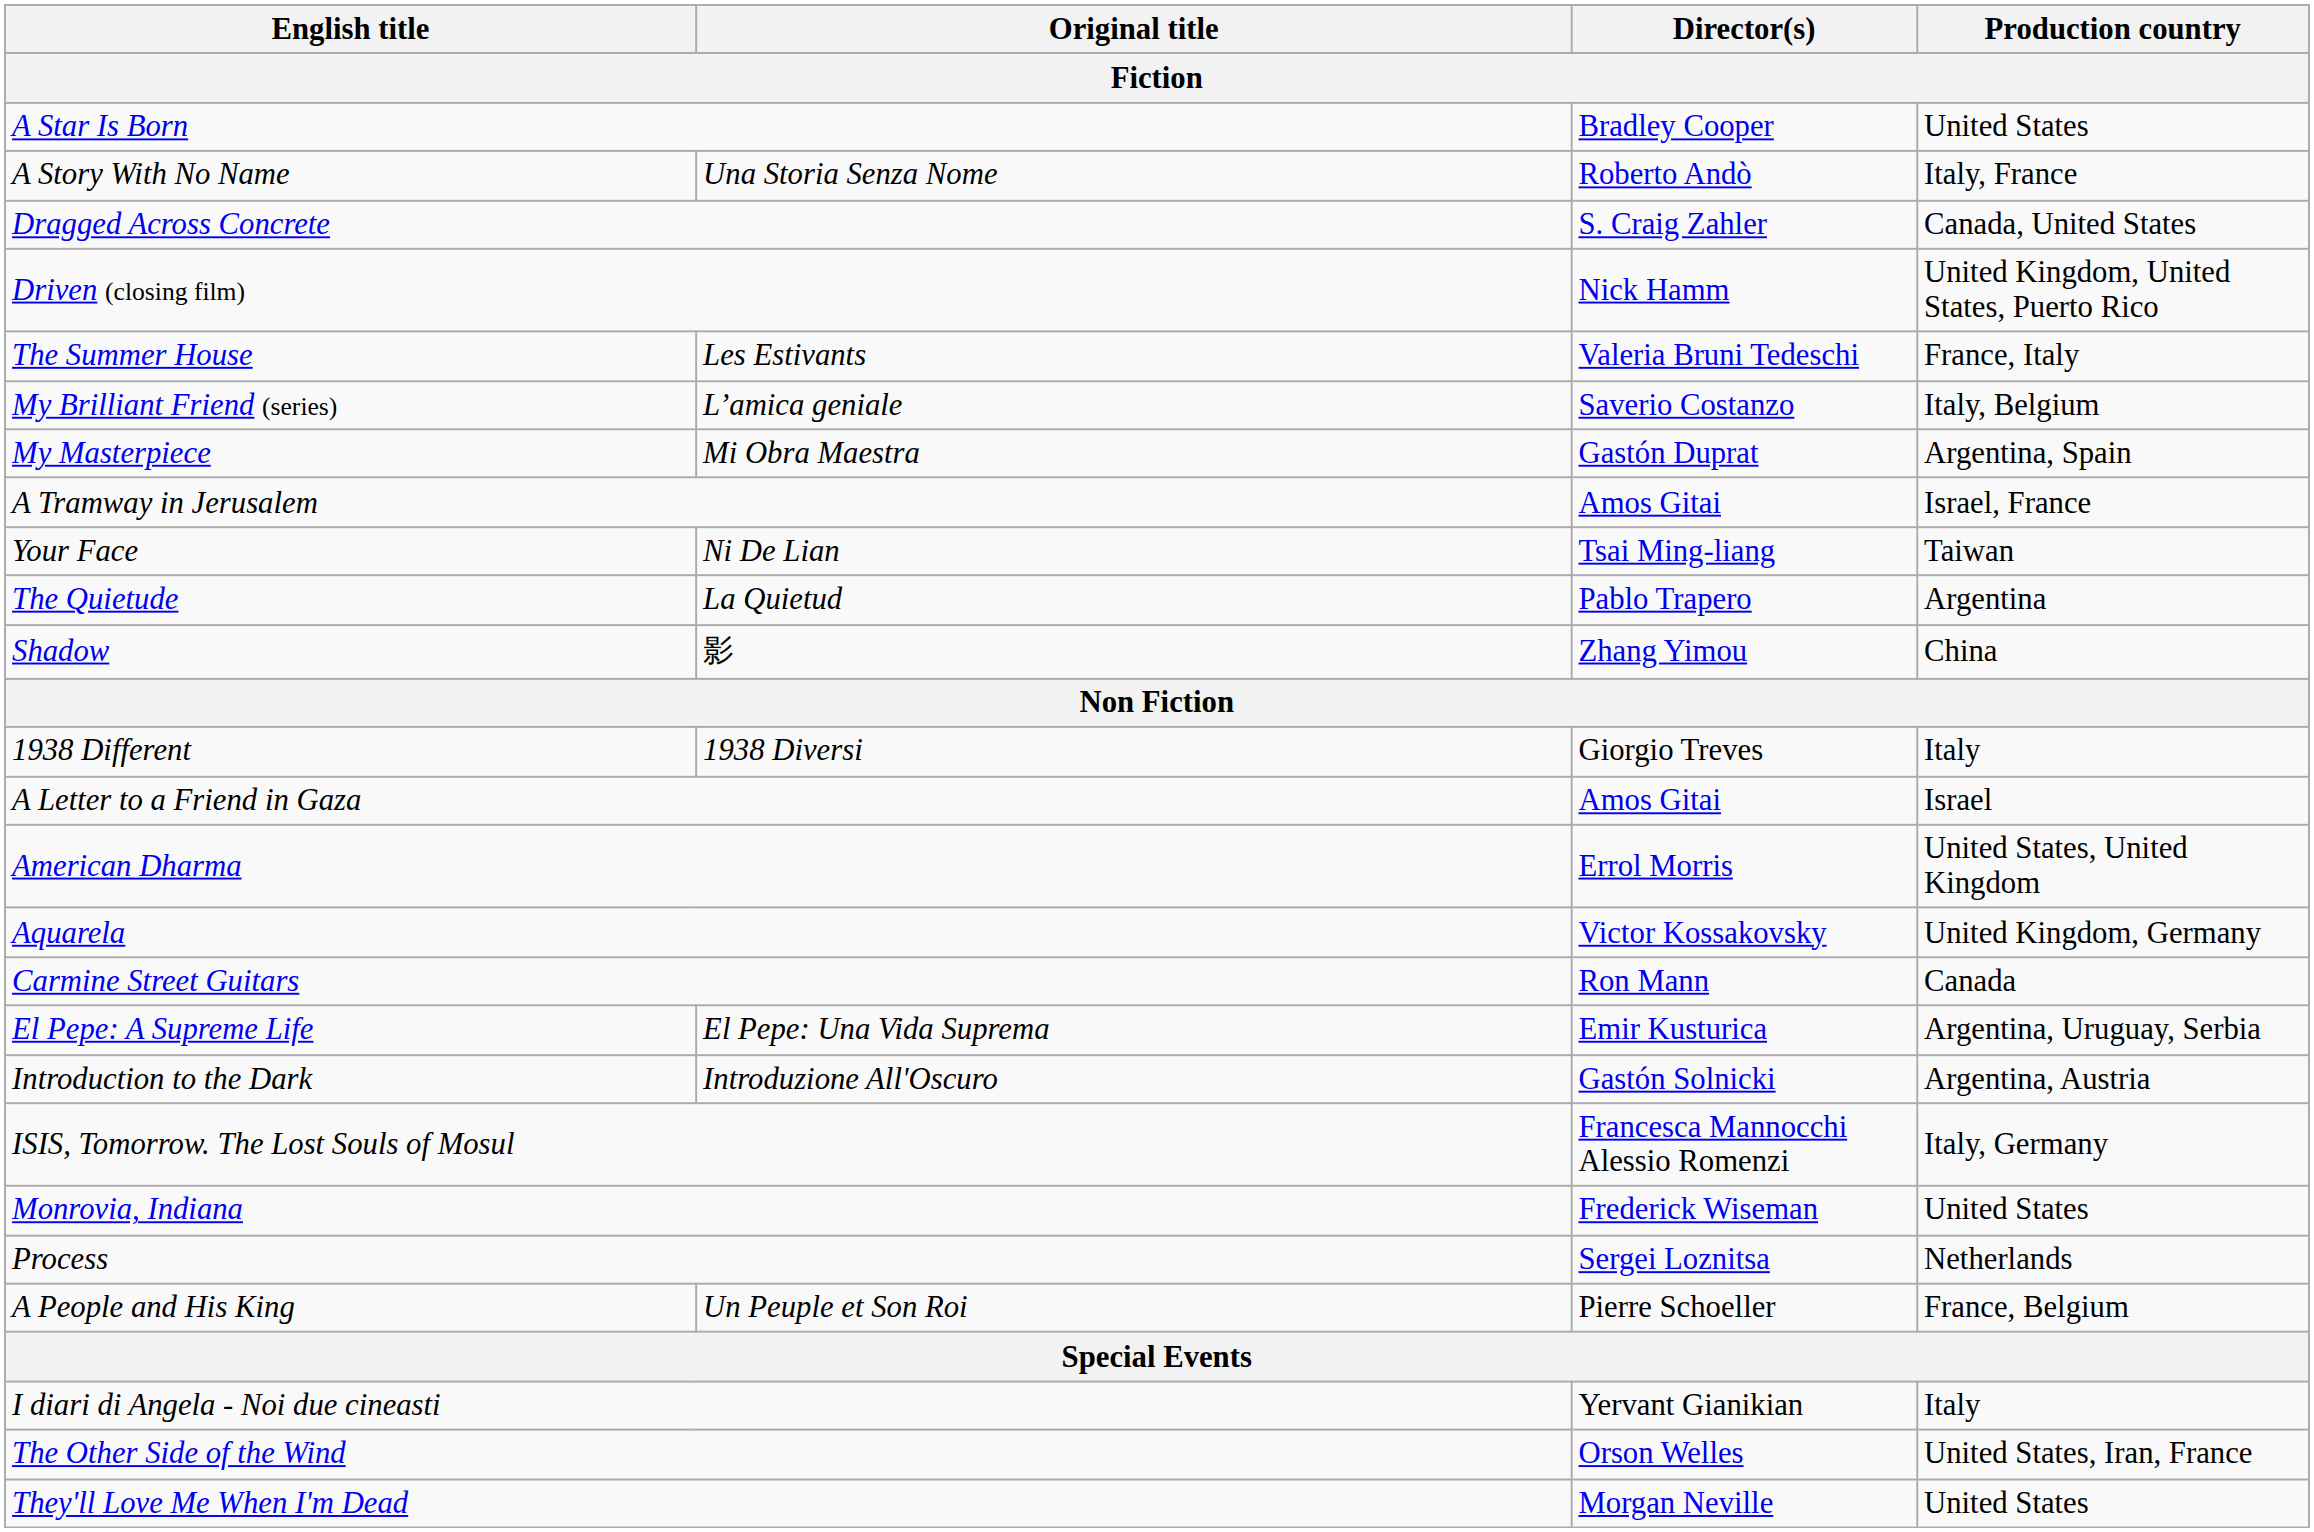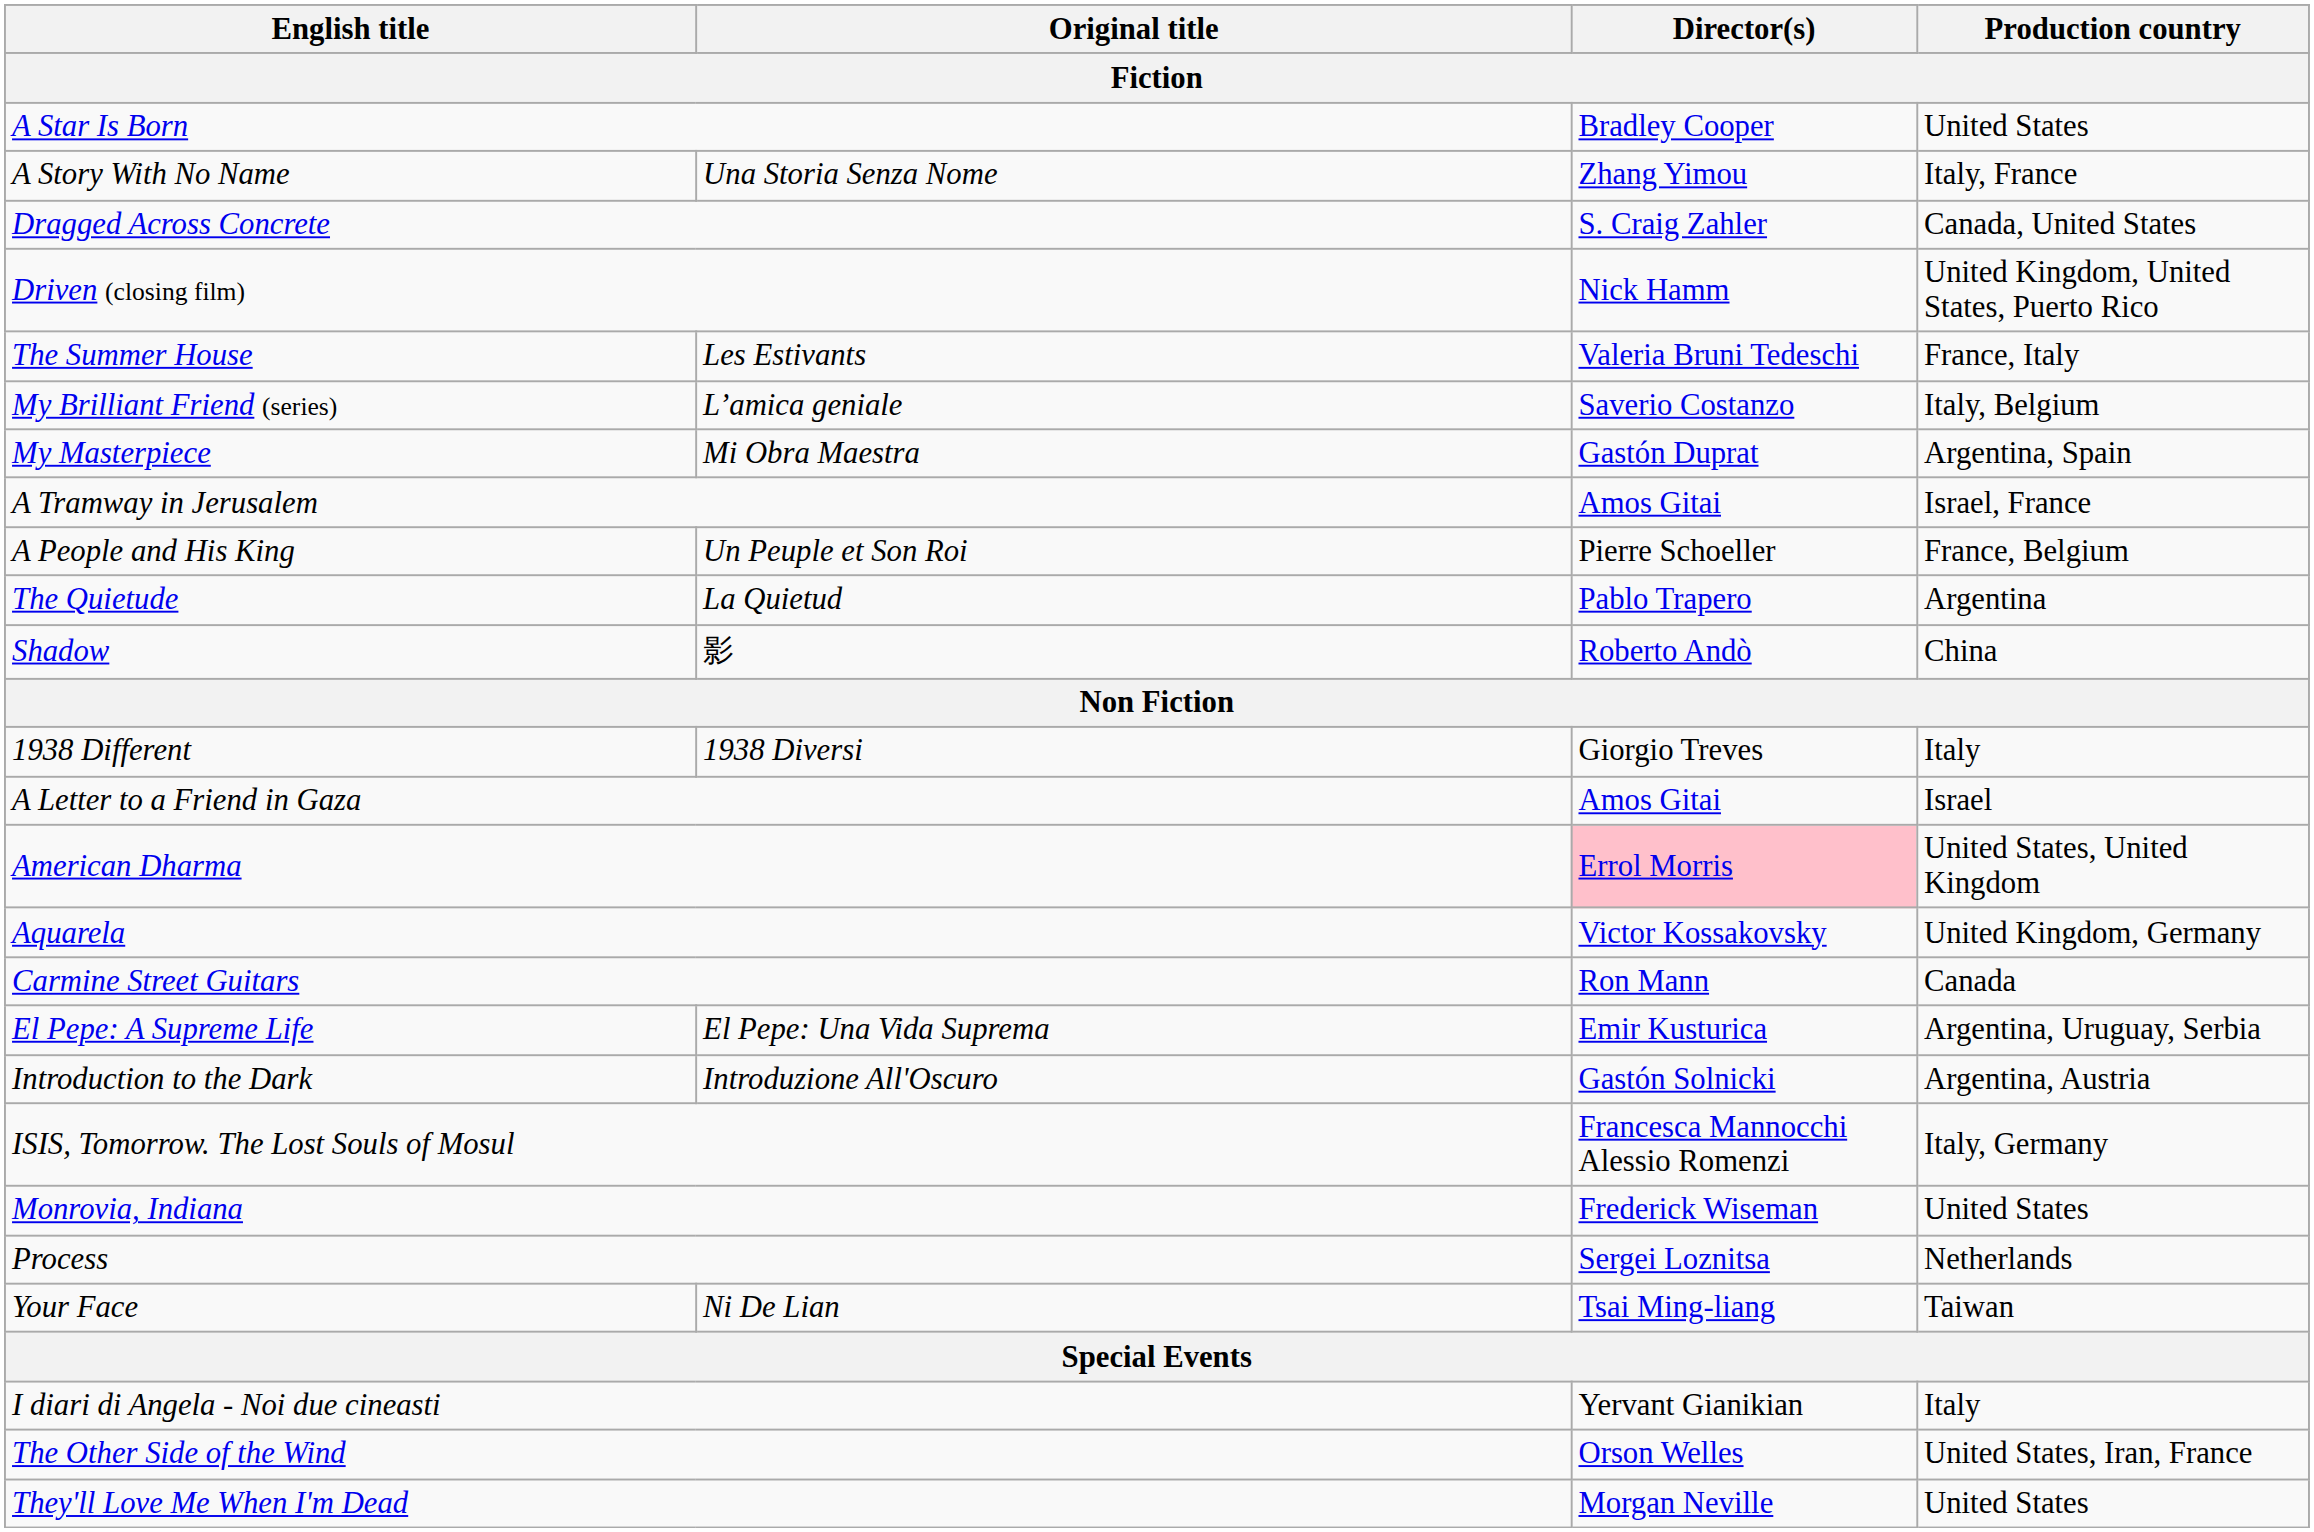(1665, 175) Roberto Andò -> (1663, 175) Zhang Yimou
rows swapped: (153, 1307) <-> (75, 550)
(1663, 650) Zhang Yimou -> (1665, 650) Roberto Andò
(1656, 865) no background -> (1656, 865) pink background
